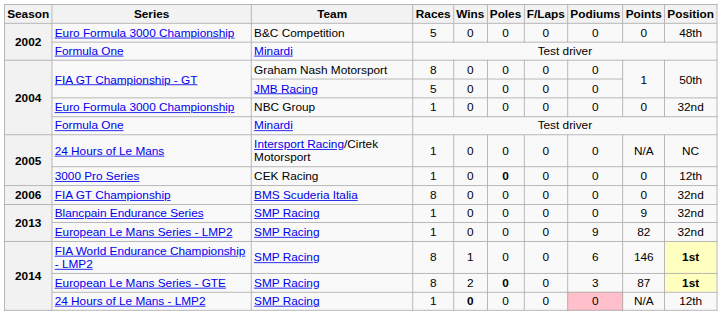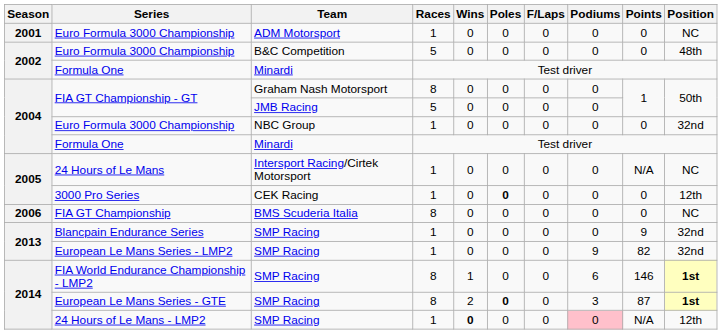+ row: (145, 33)
(691, 195) 32nd -> (691, 214) NC
